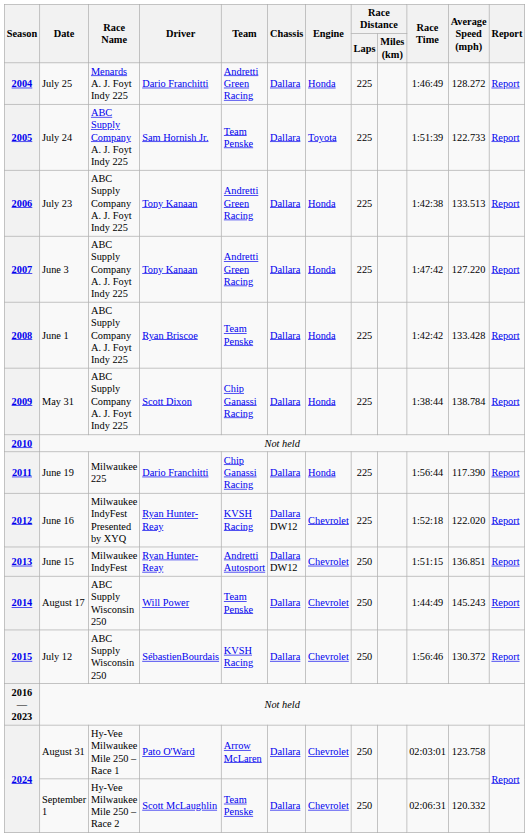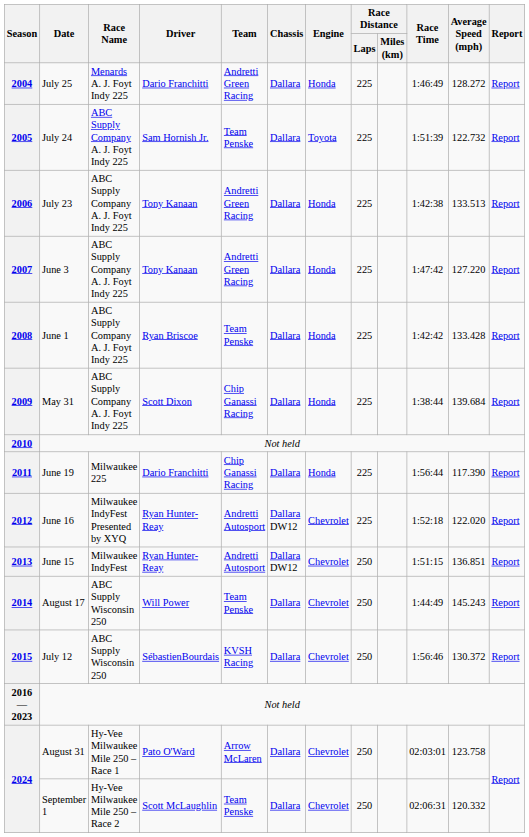(469, 137) 122.733 -> (469, 137) 122.732
(469, 401) 138.784 -> (469, 401) 139.684
(239, 520) KVSH Racing -> (245, 520) Andretti Autosport
